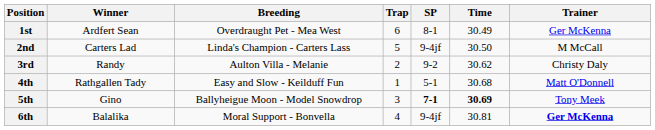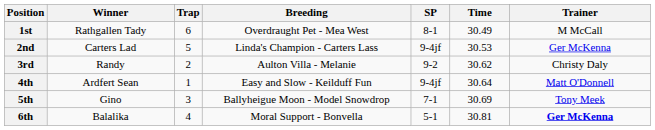columns swapped: (279, 13) <-> (397, 13)
(111, 30) Ardfert Sean -> (111, 30) Rathgallen Tady
(580, 30) Ger McKenna -> (580, 30) M McCall
(480, 47) 30.50 -> (480, 47) 30.53
(580, 47) M McCall -> (580, 47) Ger McKenna
(111, 82) Rathgallen Tady -> (111, 82) Ardfert Sean
(431, 82) 5-1 -> (431, 82) 9-4jf
(480, 82) 30.68 -> (480, 82) 30.64
(431, 99) bold -> (431, 99) normal
(480, 99) bold -> (480, 99) normal
(431, 116) 9-4jf -> (431, 116) 5-1
